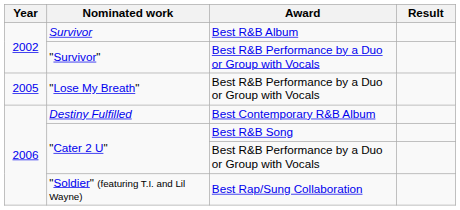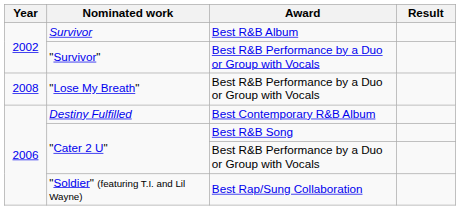(25, 89) 2005 -> (25, 89) 2008
